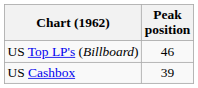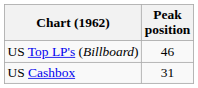(168, 72) 39 -> (168, 72) 31
